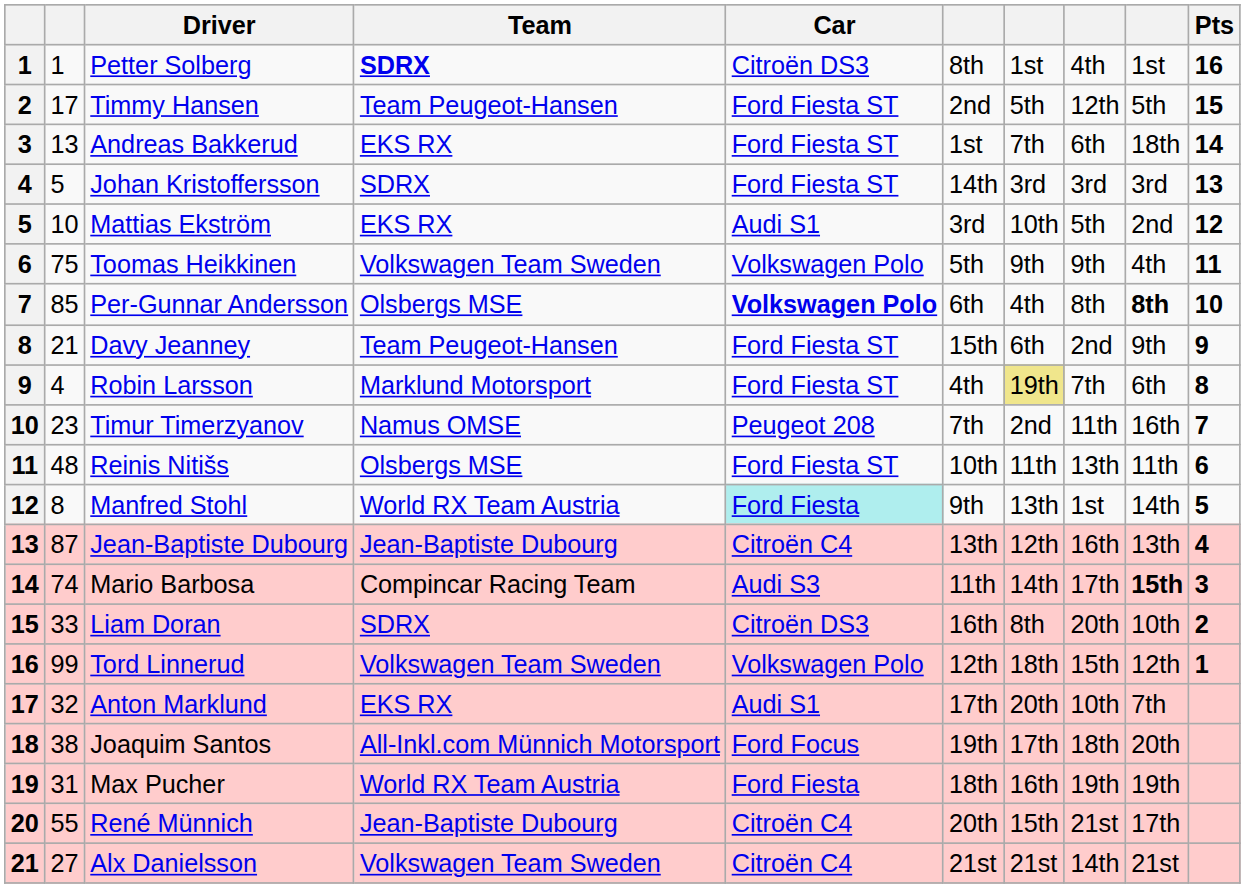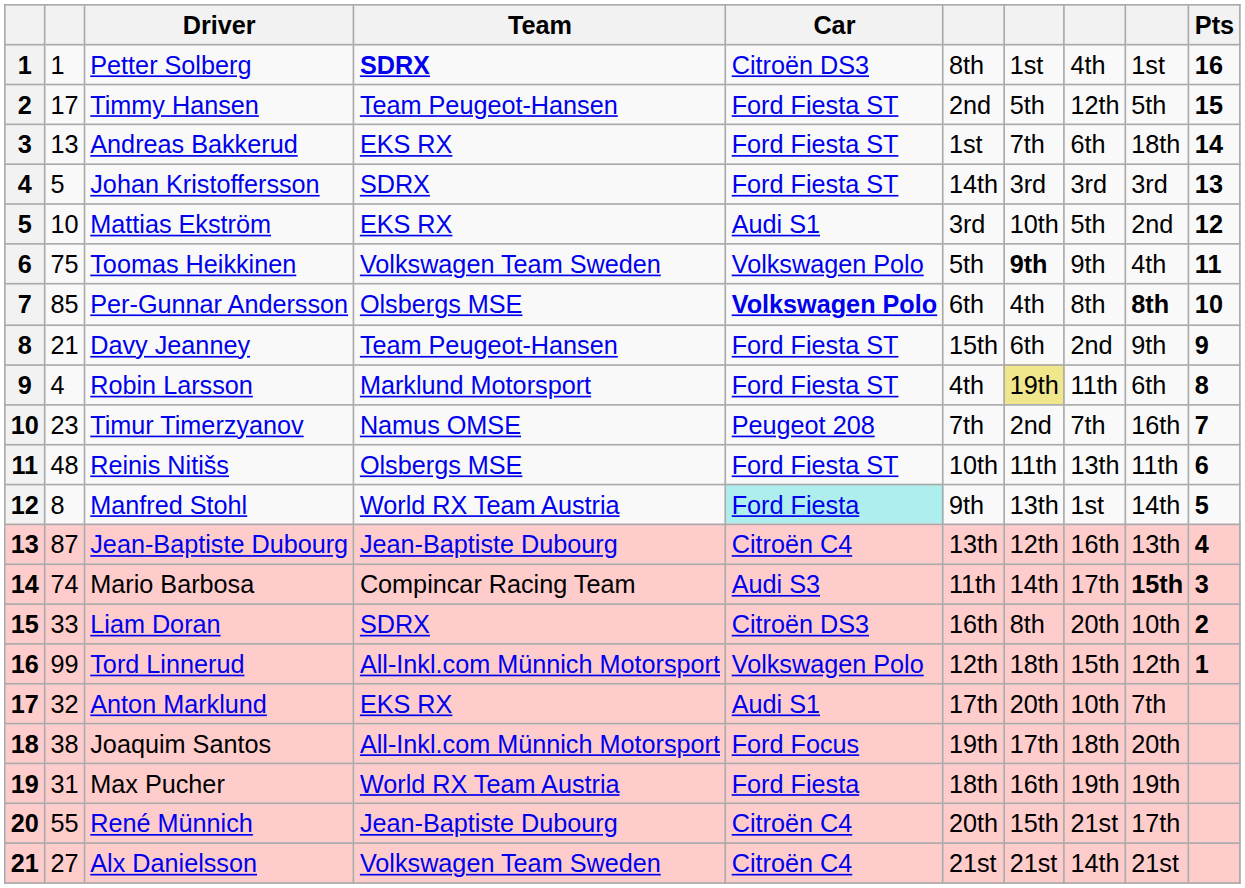(1027, 265) normal -> (1029, 265) bold
(1088, 384) 7th -> (1094, 384) 11th
(1094, 424) 11th -> (1088, 424) 7th
(510, 664) Volkswagen Team Sweden -> (540, 664) All-Inkl.com Münnich Motorsport
